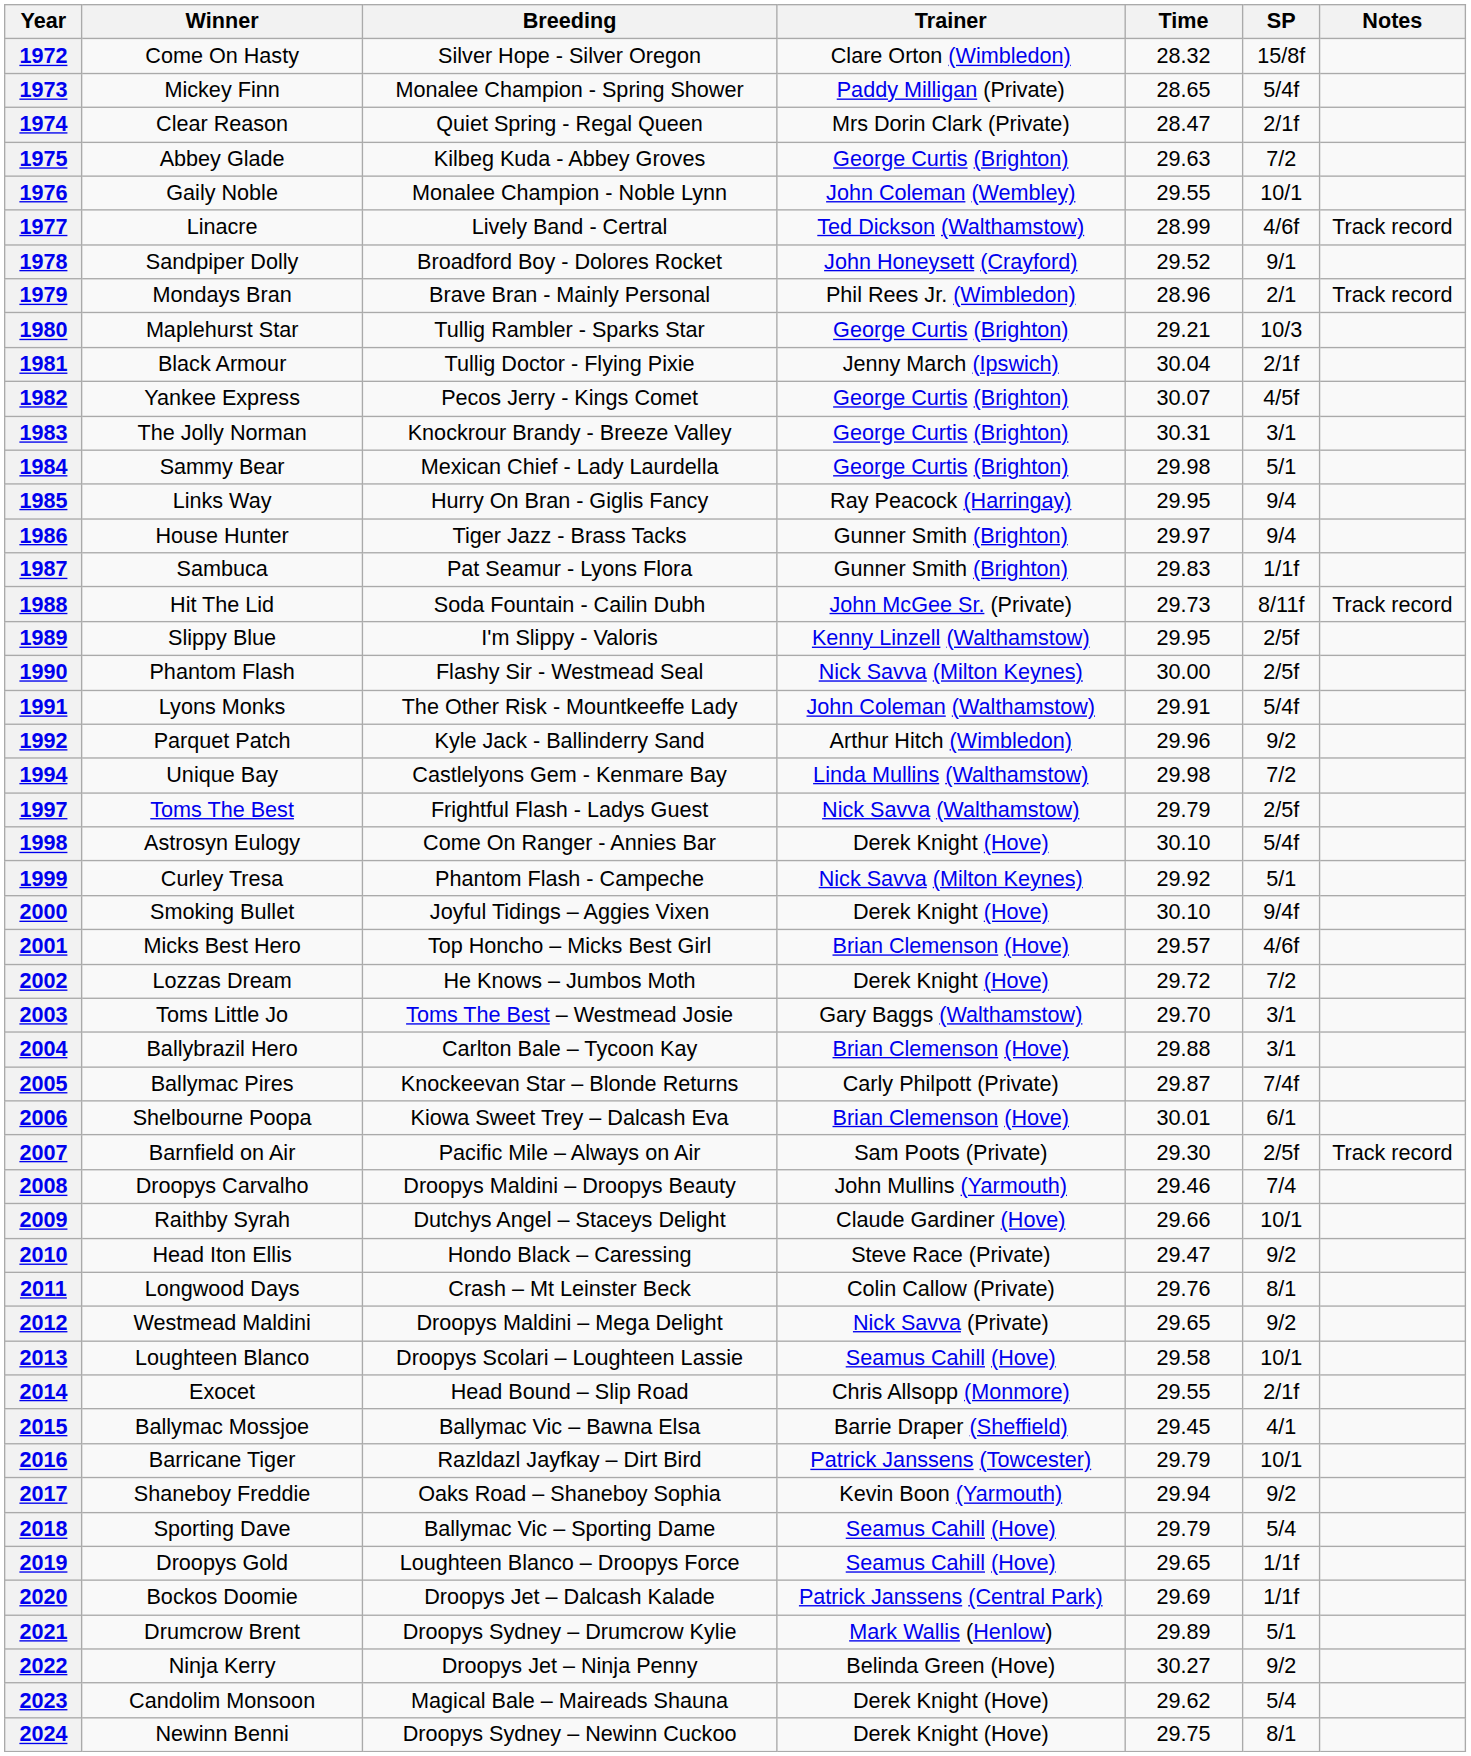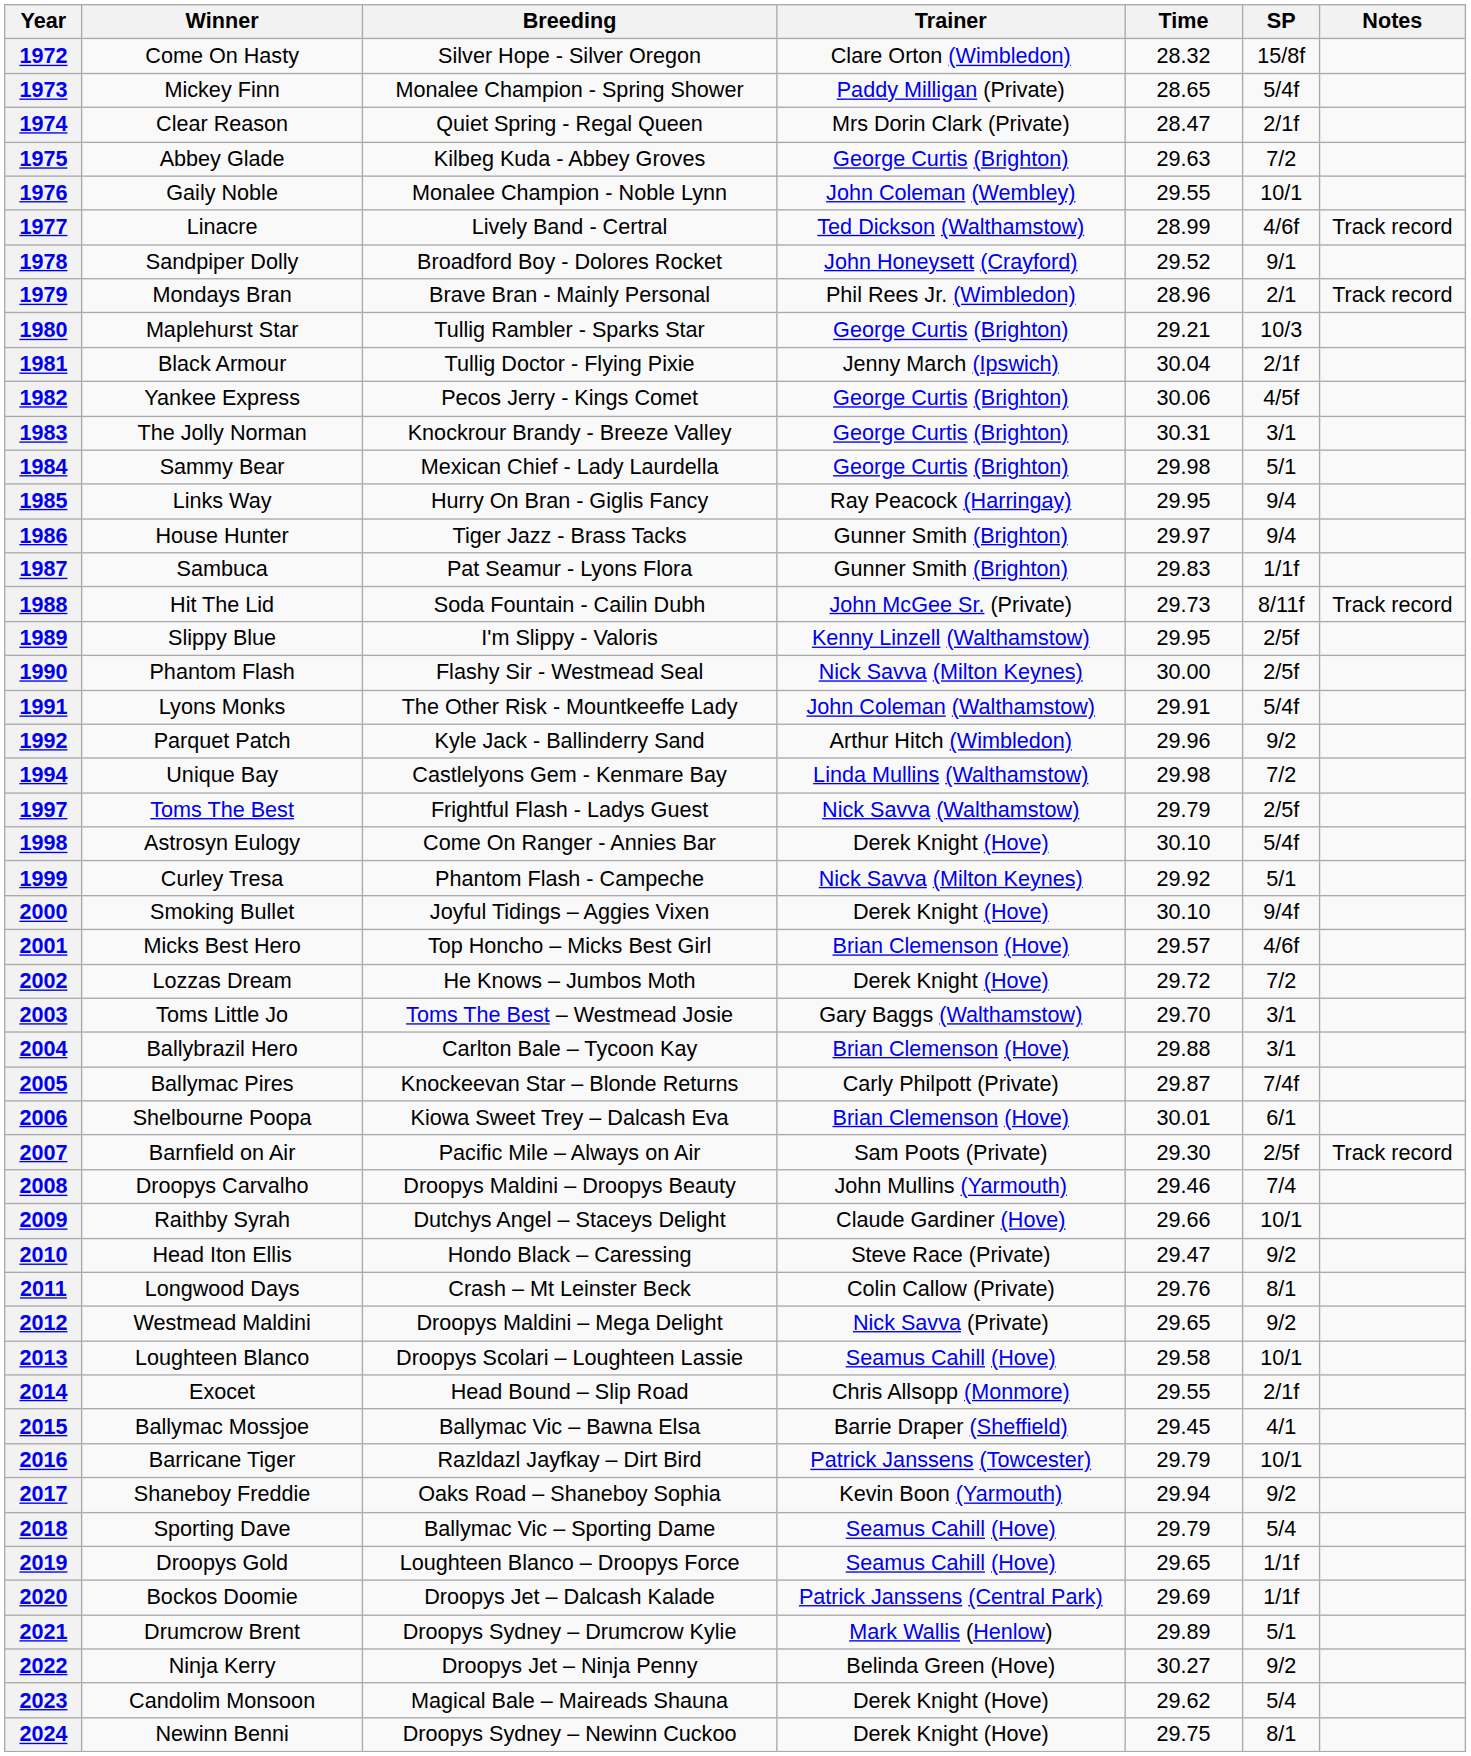(1183, 398) 30.07 -> (1183, 398) 30.06
